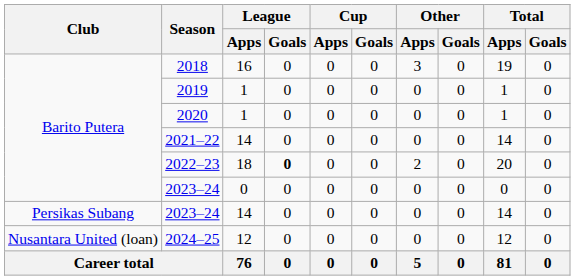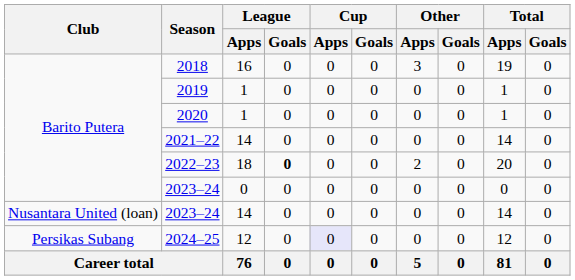(83, 213) Persikas Subang -> (83, 213) Nusantara United (loan)
(83, 238) Nusantara United (loan) -> (83, 238) Persikas Subang
(331, 238) no background -> (331, 238) lavender background
